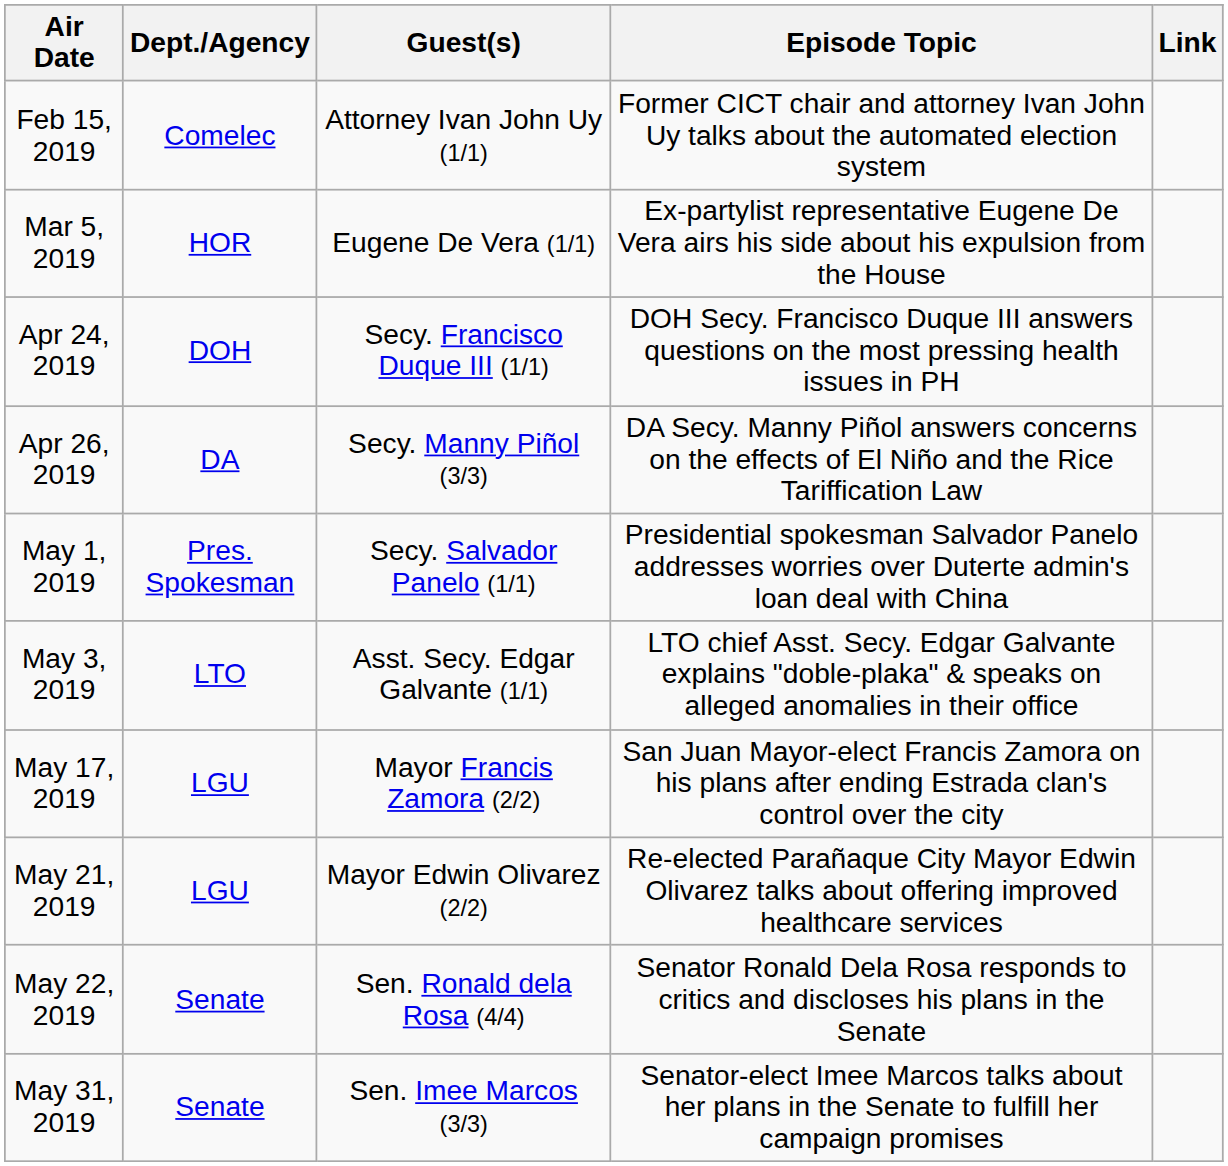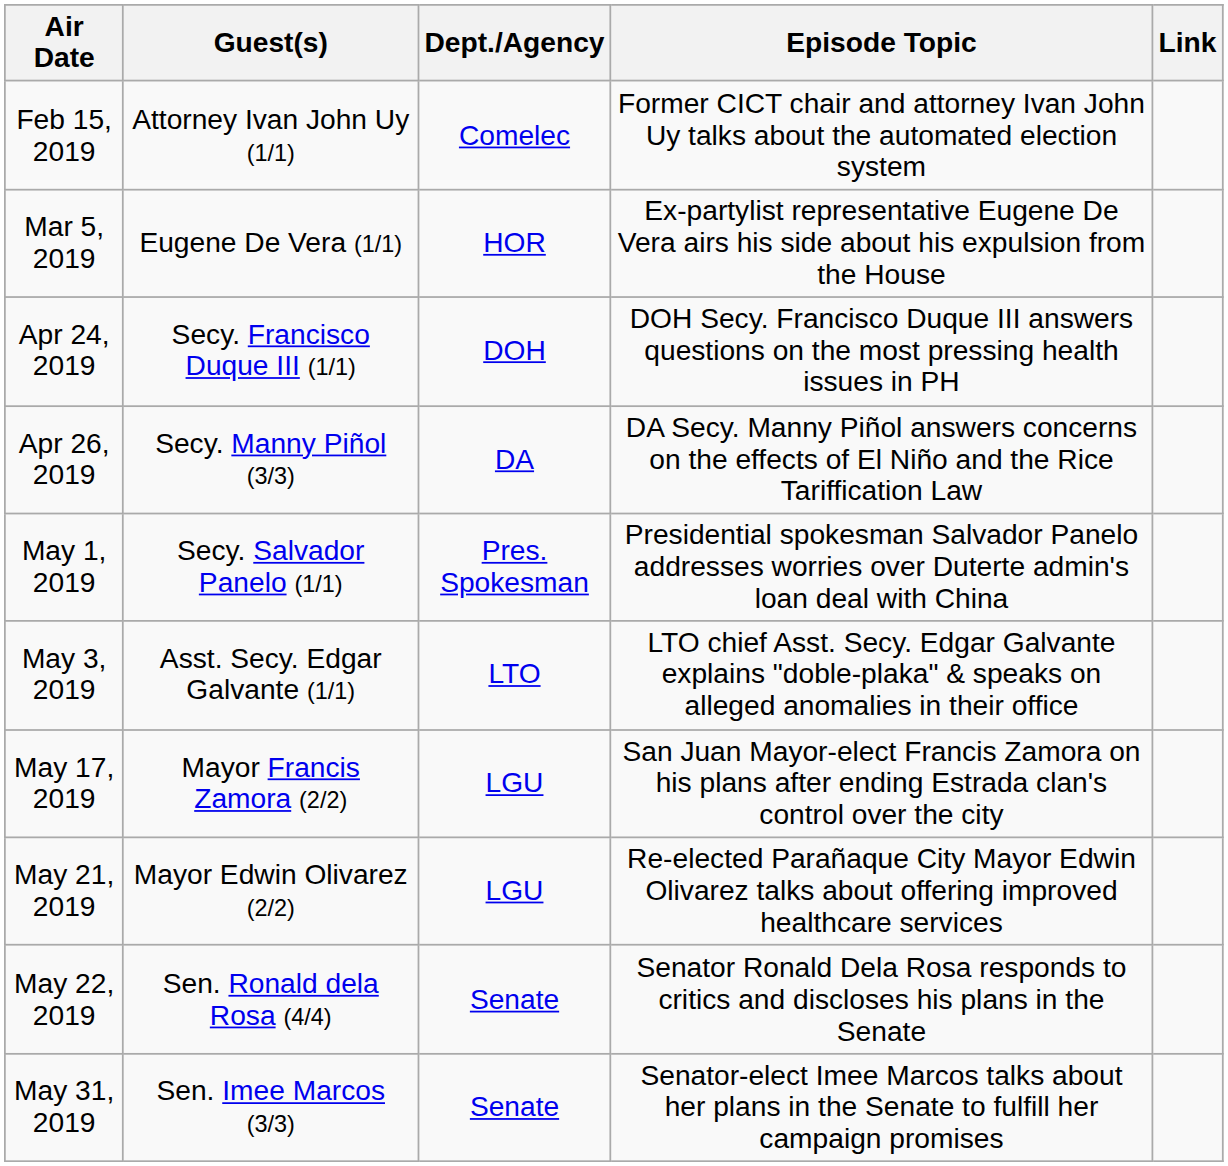columns swapped: (464, 42) <-> (220, 42)
